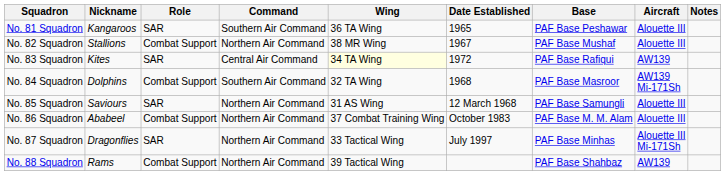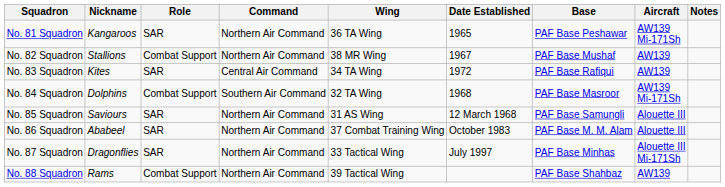(274, 28) Southern Air Command -> (273, 34) Northern Air Command
(661, 28) Alouette III -> (659, 34) AW139 Mi-171Sh
(661, 44) Alouette III -> (654, 55) AW139
(356, 60) lightyellow background -> (356, 71) no background
(180, 119) Combat Support -> (154, 131) SAR
